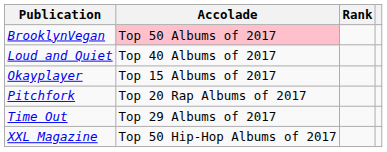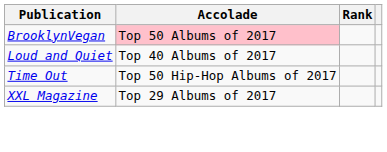- row: (45, 76)
- row: (41, 96)
(197, 116) Top 29 Albums of 2017 -> (228, 76) Top 50 Hip-Hop Albums of 2017
(228, 137) Top 50 Hip-Hop Albums of 2017 -> (197, 96) Top 29 Albums of 2017
